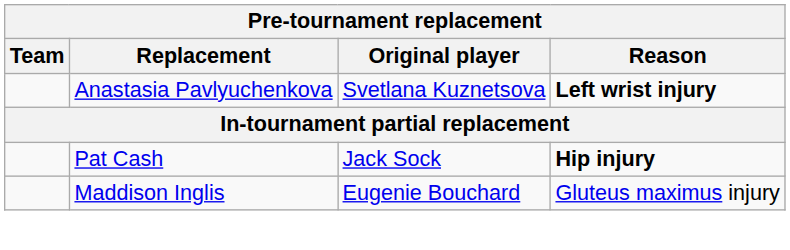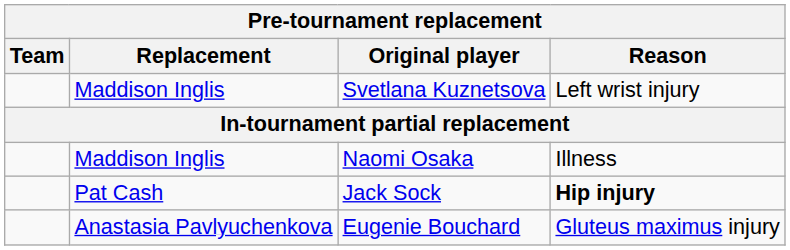(204, 90) Anastasia Pavlyuchenkova -> (149, 90) Maddison Inglis
(636, 90) bold -> (627, 90) normal
+ row: (408, 158)
(149, 192) Maddison Inglis -> (204, 227) Anastasia Pavlyuchenkova
